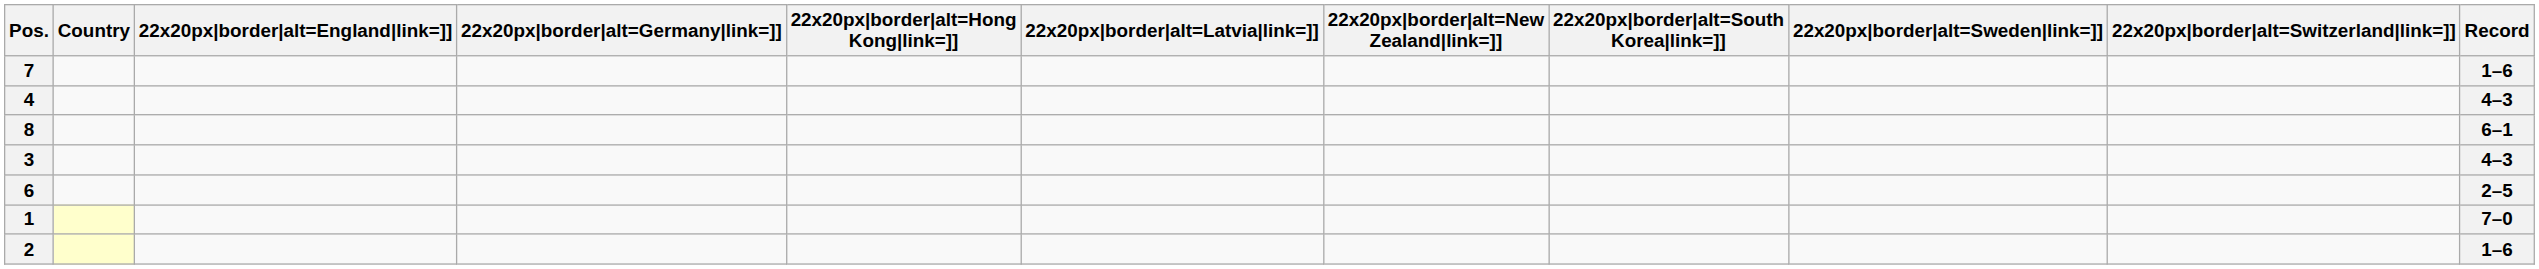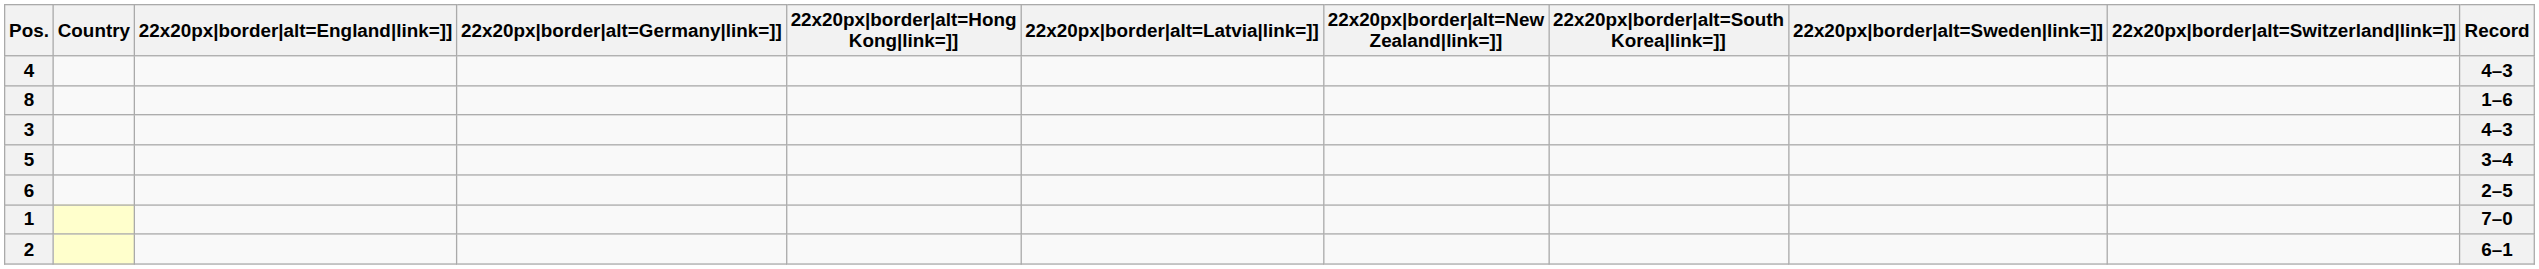- row: (29, 71)
(2497, 130) 6–1 -> (2497, 101) 1–6
+ row: (29, 160)
(2497, 250) 1–6 -> (2497, 250) 6–1
